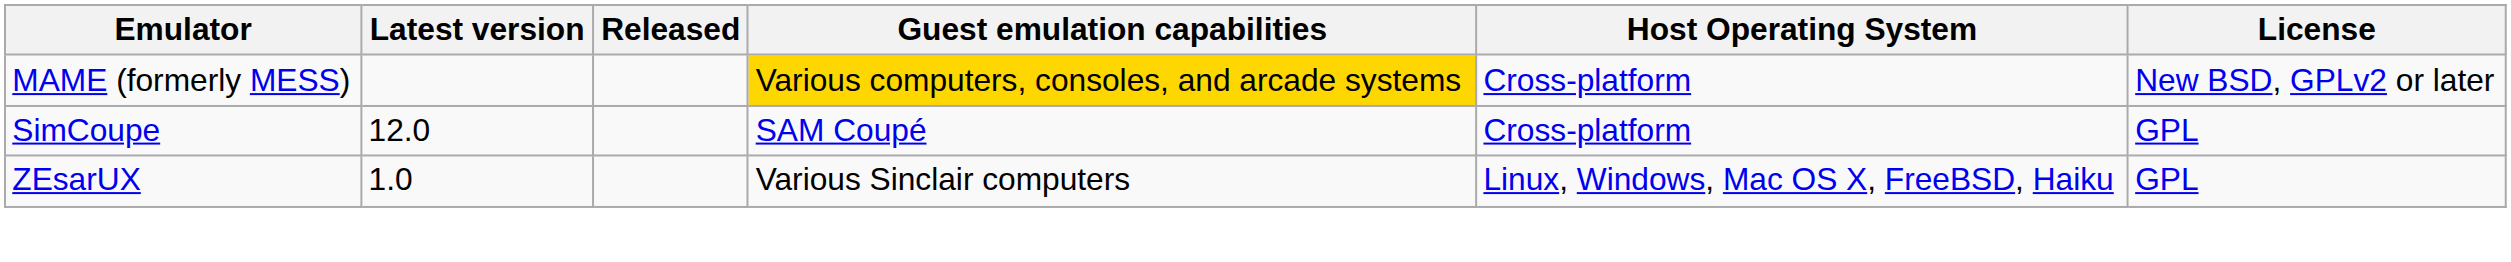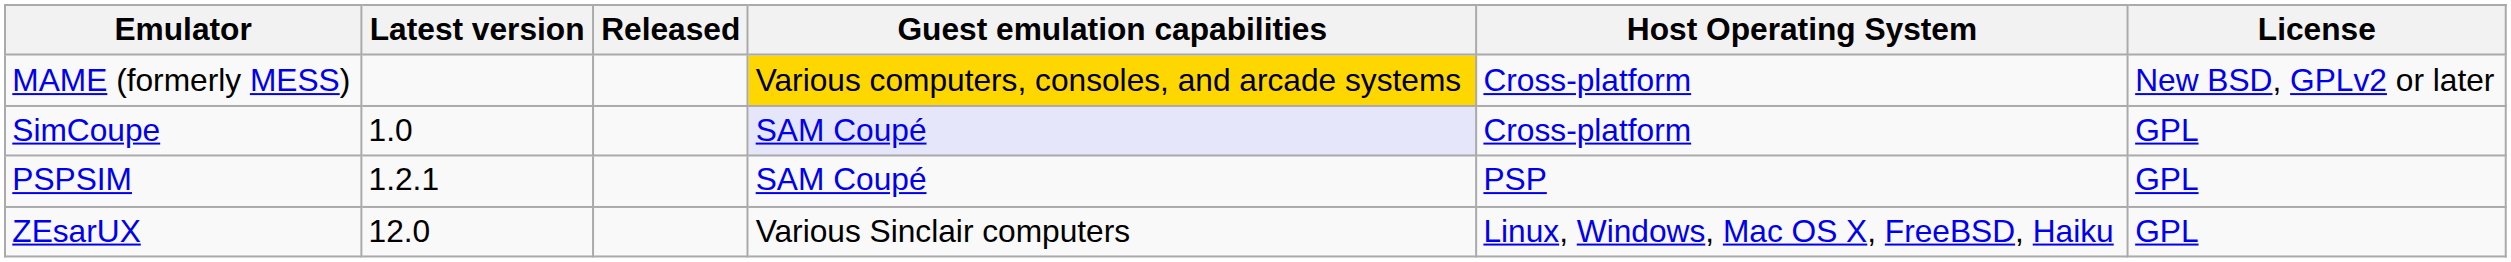(399, 130) 12.0 -> (391, 130) 1.0
(841, 130) no background -> (841, 130) lavender background
+ row: (72, 180)
(391, 180) 1.0 -> (399, 230) 12.0
